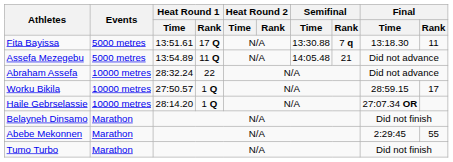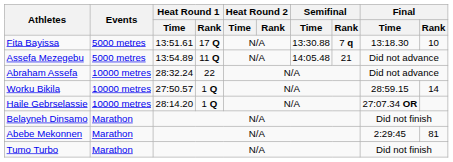(434, 43) 11 -> (434, 43) 10
(434, 89) 17 -> (434, 89) 14
(434, 134) 55 -> (434, 134) 81
